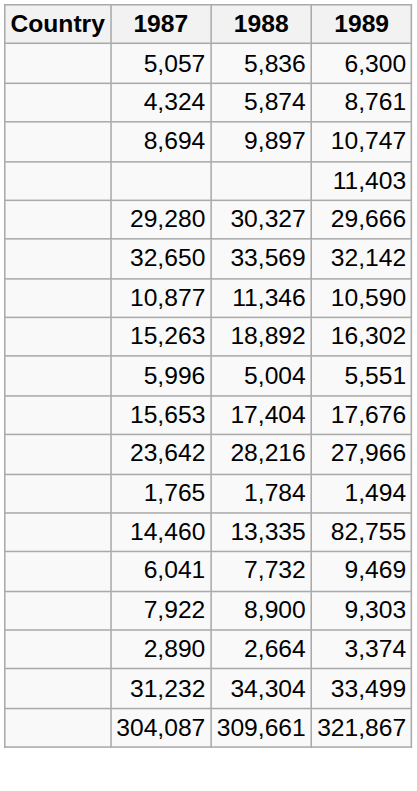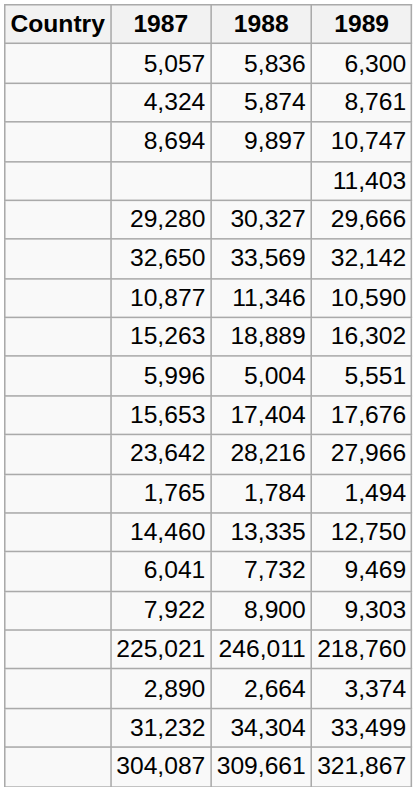(268, 336) 18,892 -> (268, 336) 18,889
(369, 532) 82,755 -> (369, 532) 12,750
+ row: (161, 649)
